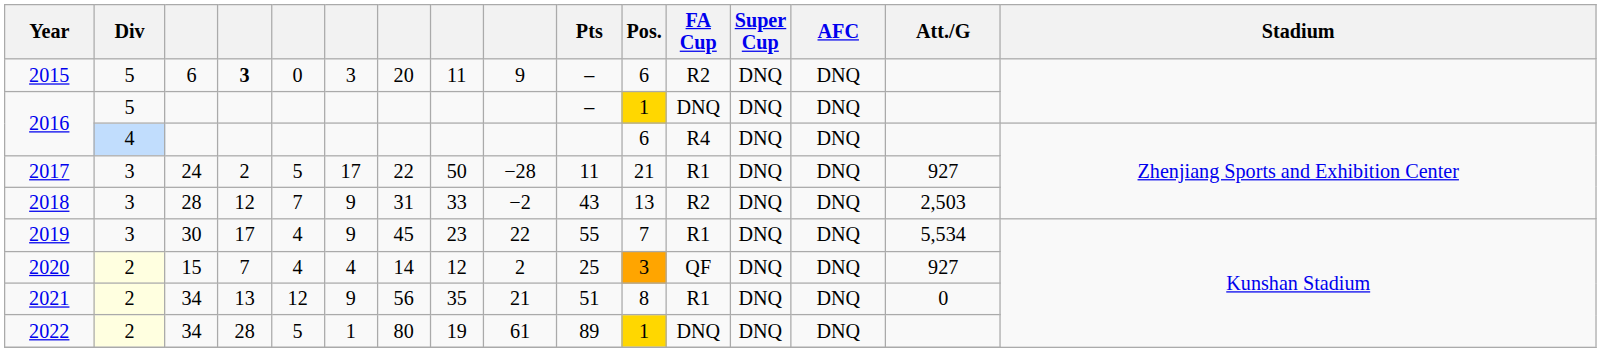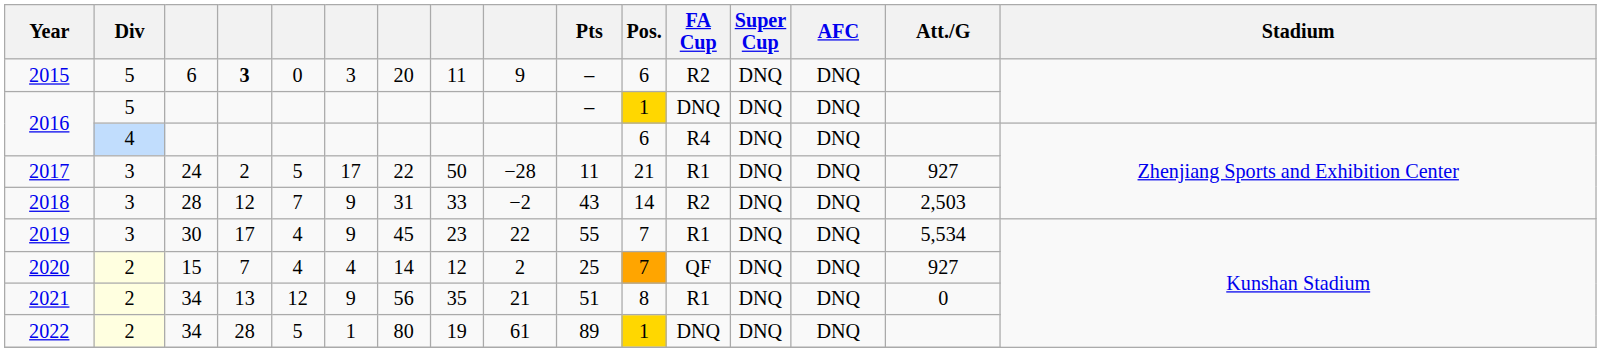(644, 203) 13 -> (644, 203) 14
(644, 266) 3 -> (644, 266) 7
